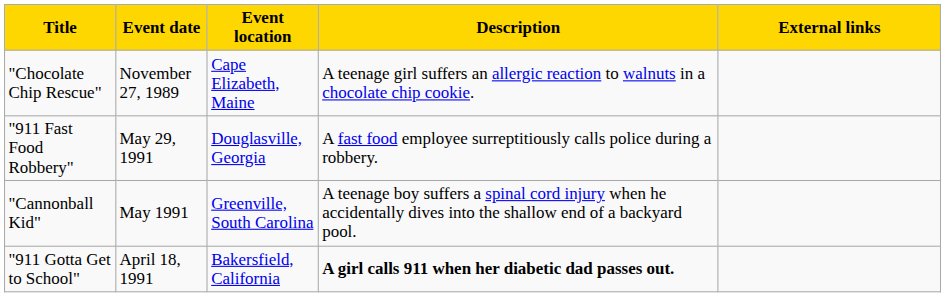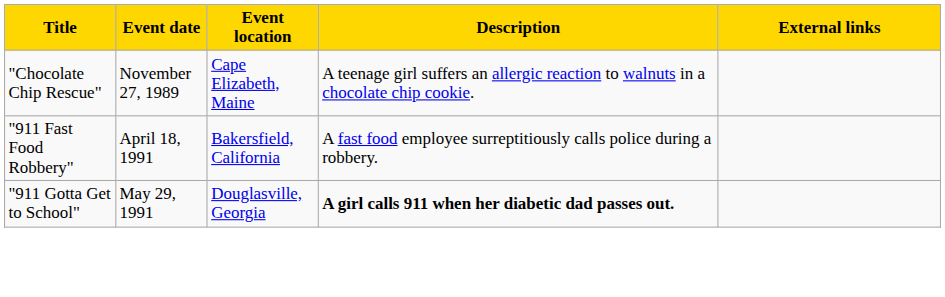(148, 148) May 29, 1991 -> (150, 148) April 18, 1991
(257, 148) Douglasville, Georgia -> (252, 148) Bakersfield, California
- row: (51, 213)
(150, 268) April 18, 1991 -> (148, 203) May 29, 1991
(252, 268) Bakersfield, California -> (257, 203) Douglasville, Georgia
